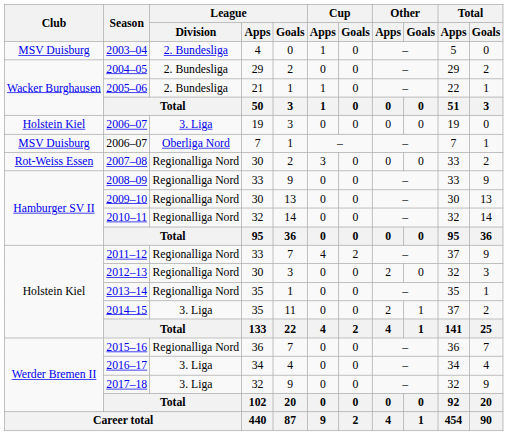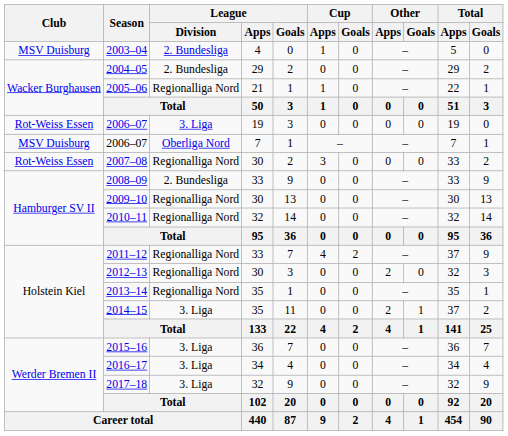(196, 87) 2. Bundesliga -> (196, 87) Regionalliga Nord
(54, 124) Holstein Kiel -> (54, 124) Rot-Weiss Essen
(196, 180) Regionalliga Nord -> (196, 180) 2. Bundesliga
(196, 347) Regionalliga Nord -> (196, 347) 3. Liga
